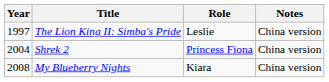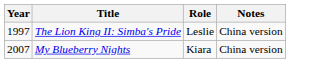- row: (52, 49)
(18, 67) 2008 -> (18, 49) 2007
